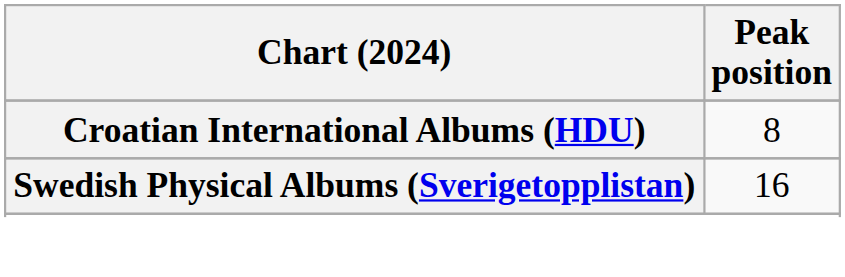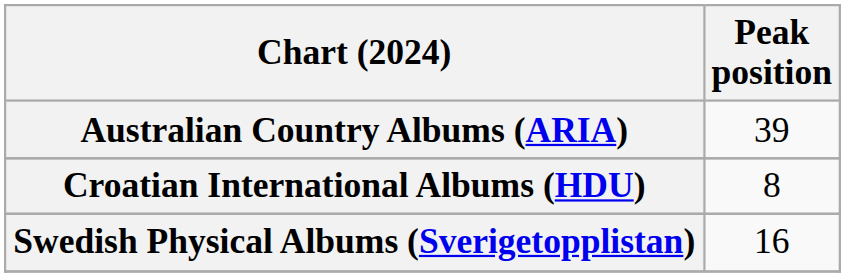+ row: (354, 128)
